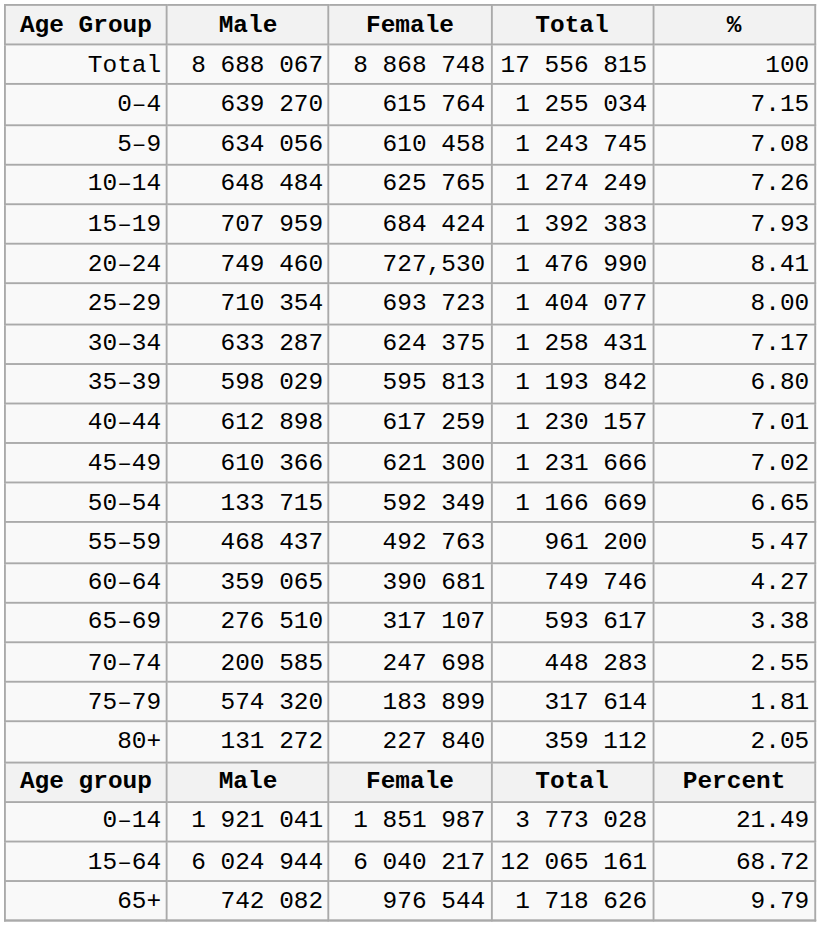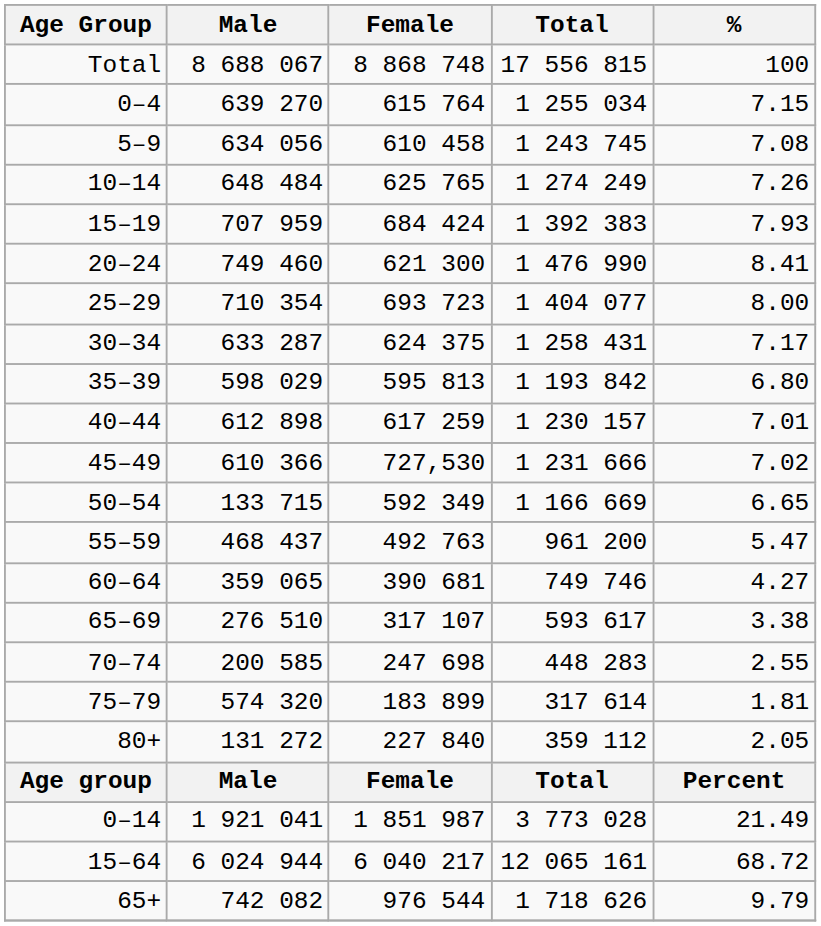(434, 264) 727,530 -> (434, 264) 621 300
(434, 463) 621 300 -> (434, 463) 727,530
